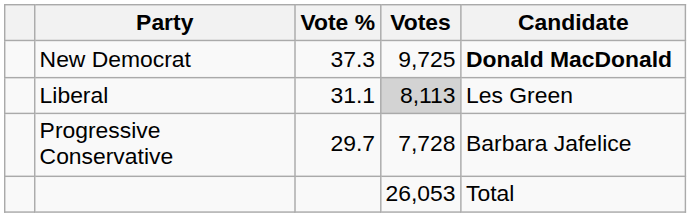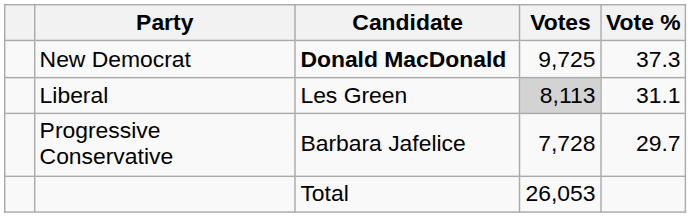columns swapped: (573, 22) <-> (338, 22)
